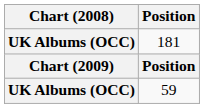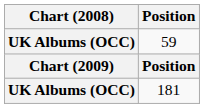rows swapped: (169, 41) <-> (169, 90)
